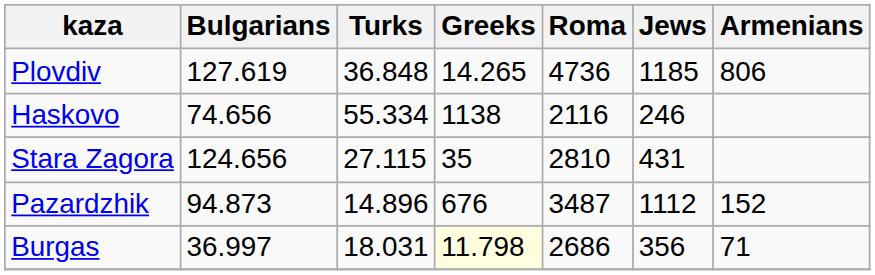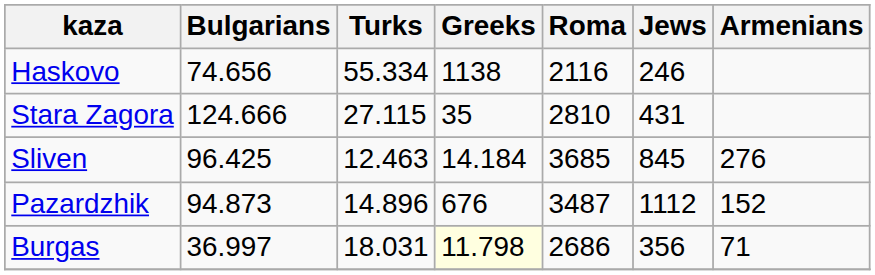- row: (56, 70)
(237, 159) 124.656 -> (237, 114) 124.666
+ row: (49, 159)
